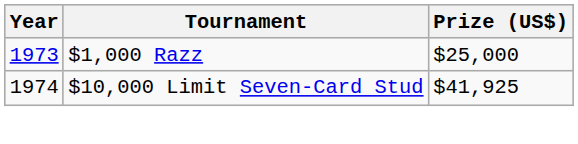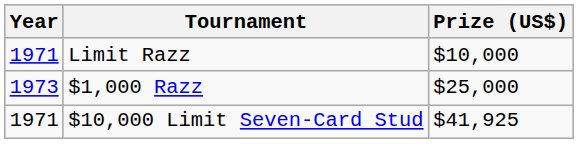+ row: (130, 55)
(34, 88) 1974 -> (34, 121) 1971
